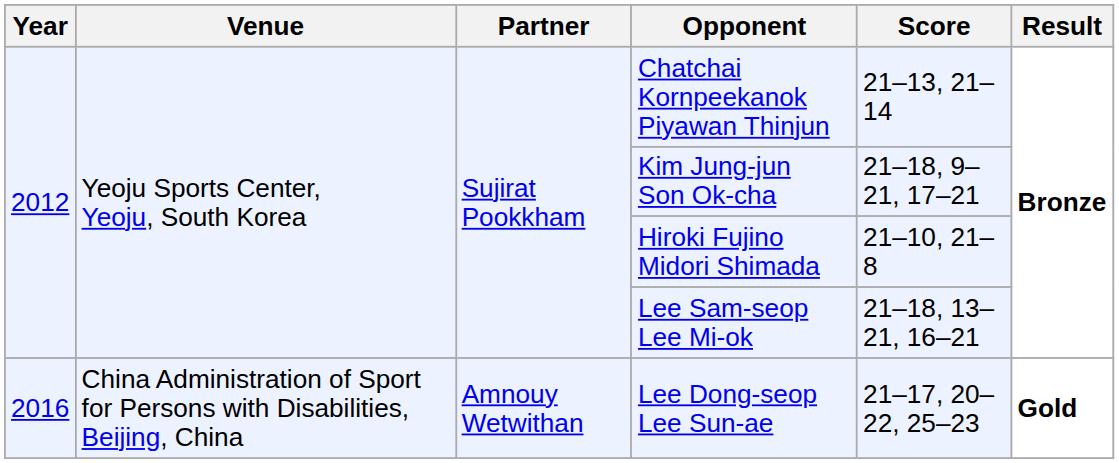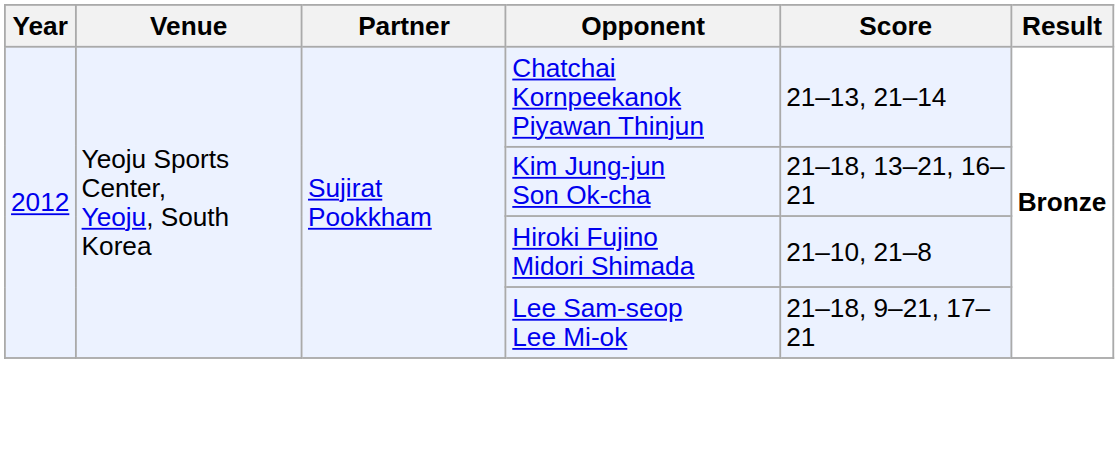(921, 182) 21–18, 9–21, 17–21 -> (895, 182) 21–18, 13–21, 16–21
(929, 323) 21–18, 13–21, 16–21 -> (888, 323) 21–18, 9–21, 17–21
- row: (728, 408)
